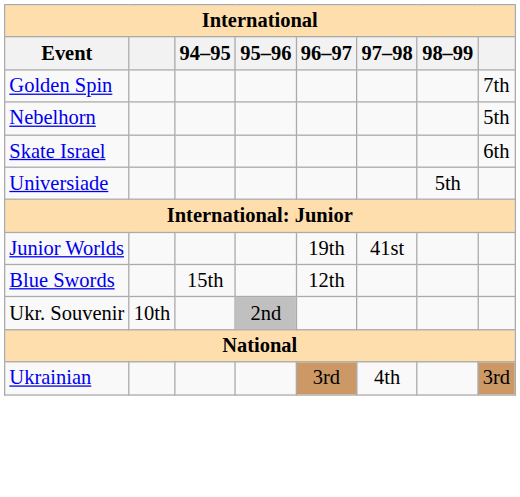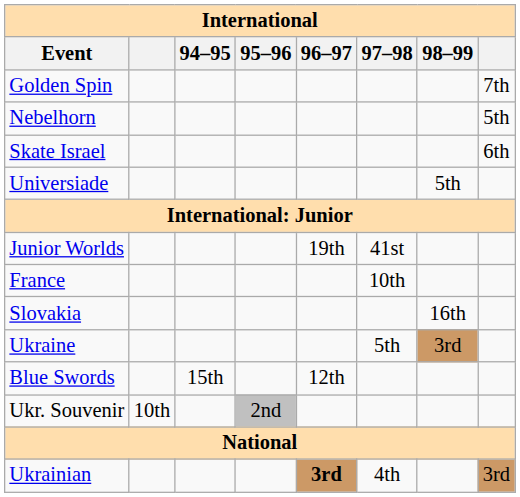+ row: (37, 280)
+ row: (45, 313)
+ row: (42, 345)
(326, 378) normal -> (326, 475) bold
